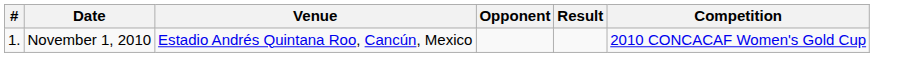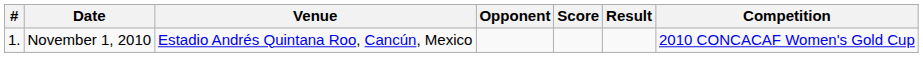+ column: (578, 16)
